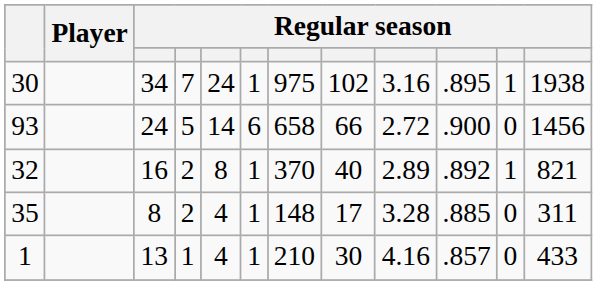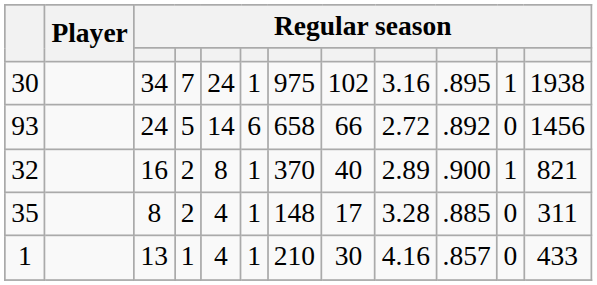(467, 126) .900 -> (467, 126) .892
(467, 169) .892 -> (467, 169) .900
